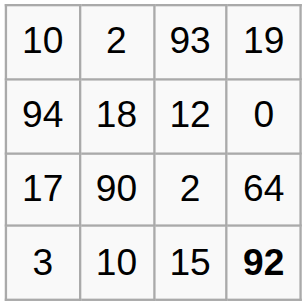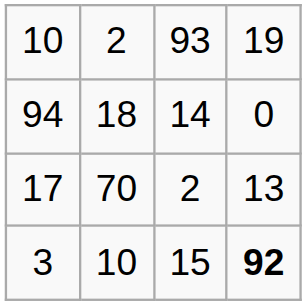(190, 114) 12 -> (190, 114) 14
(116, 188) 90 -> (116, 188) 70
(264, 188) 64 -> (264, 188) 13
